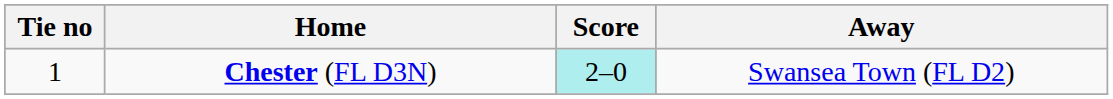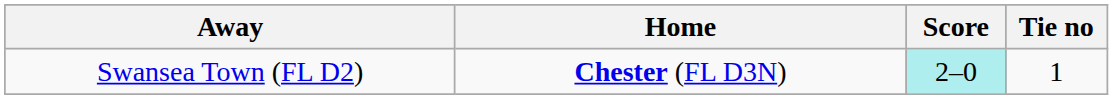columns swapped: (55, 26) <-> (881, 26)
